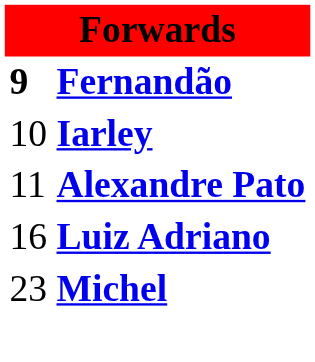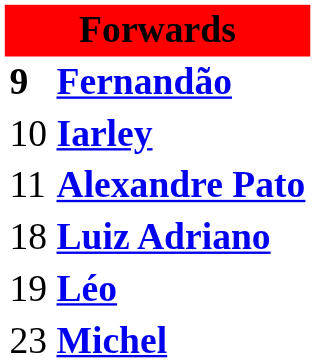(28, 236) 16 -> (28, 236) 18
+ row: (87, 288)
